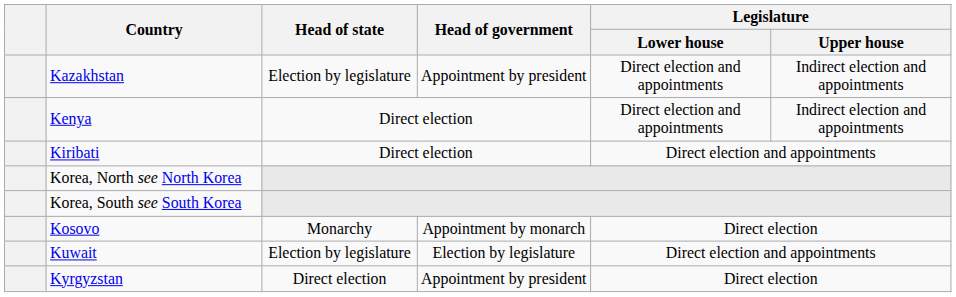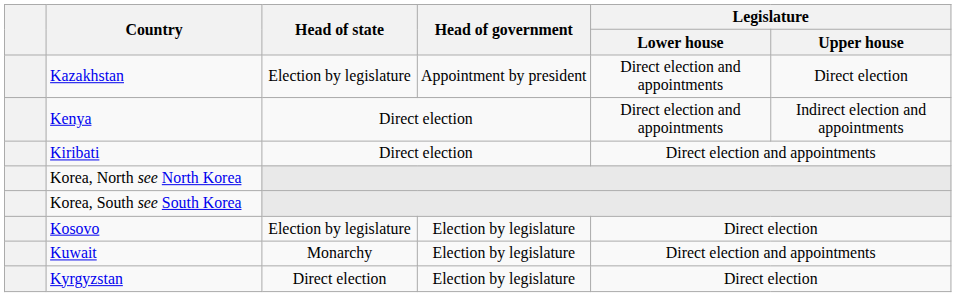(861, 76) Indirect election and appointments -> (861, 76) Direct election
(340, 228) Monarchy -> (340, 228) Election by legislature
(504, 228) Appointment by monarch -> (504, 228) Election by legislature
(340, 253) Election by legislature -> (340, 253) Monarchy
(504, 278) Appointment by president -> (504, 278) Election by legislature
